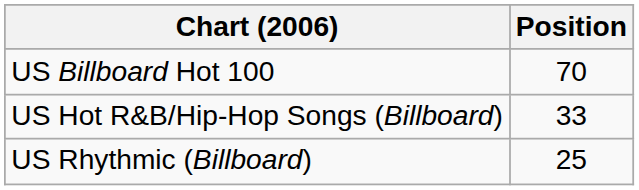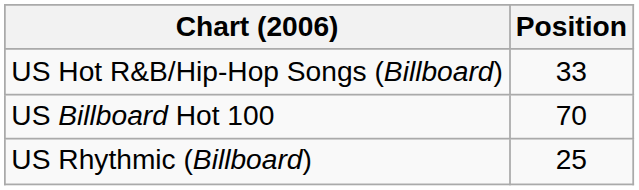rows swapped: (143, 71) <-> (257, 116)
